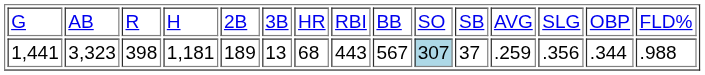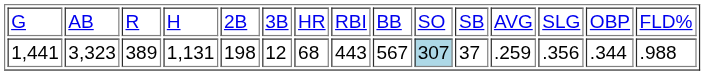(141, 52) 398 -> (141, 52) 389
(191, 52) 1,181 -> (191, 52) 1,131
(240, 52) 189 -> (240, 52) 198
(276, 52) 13 -> (276, 52) 12
